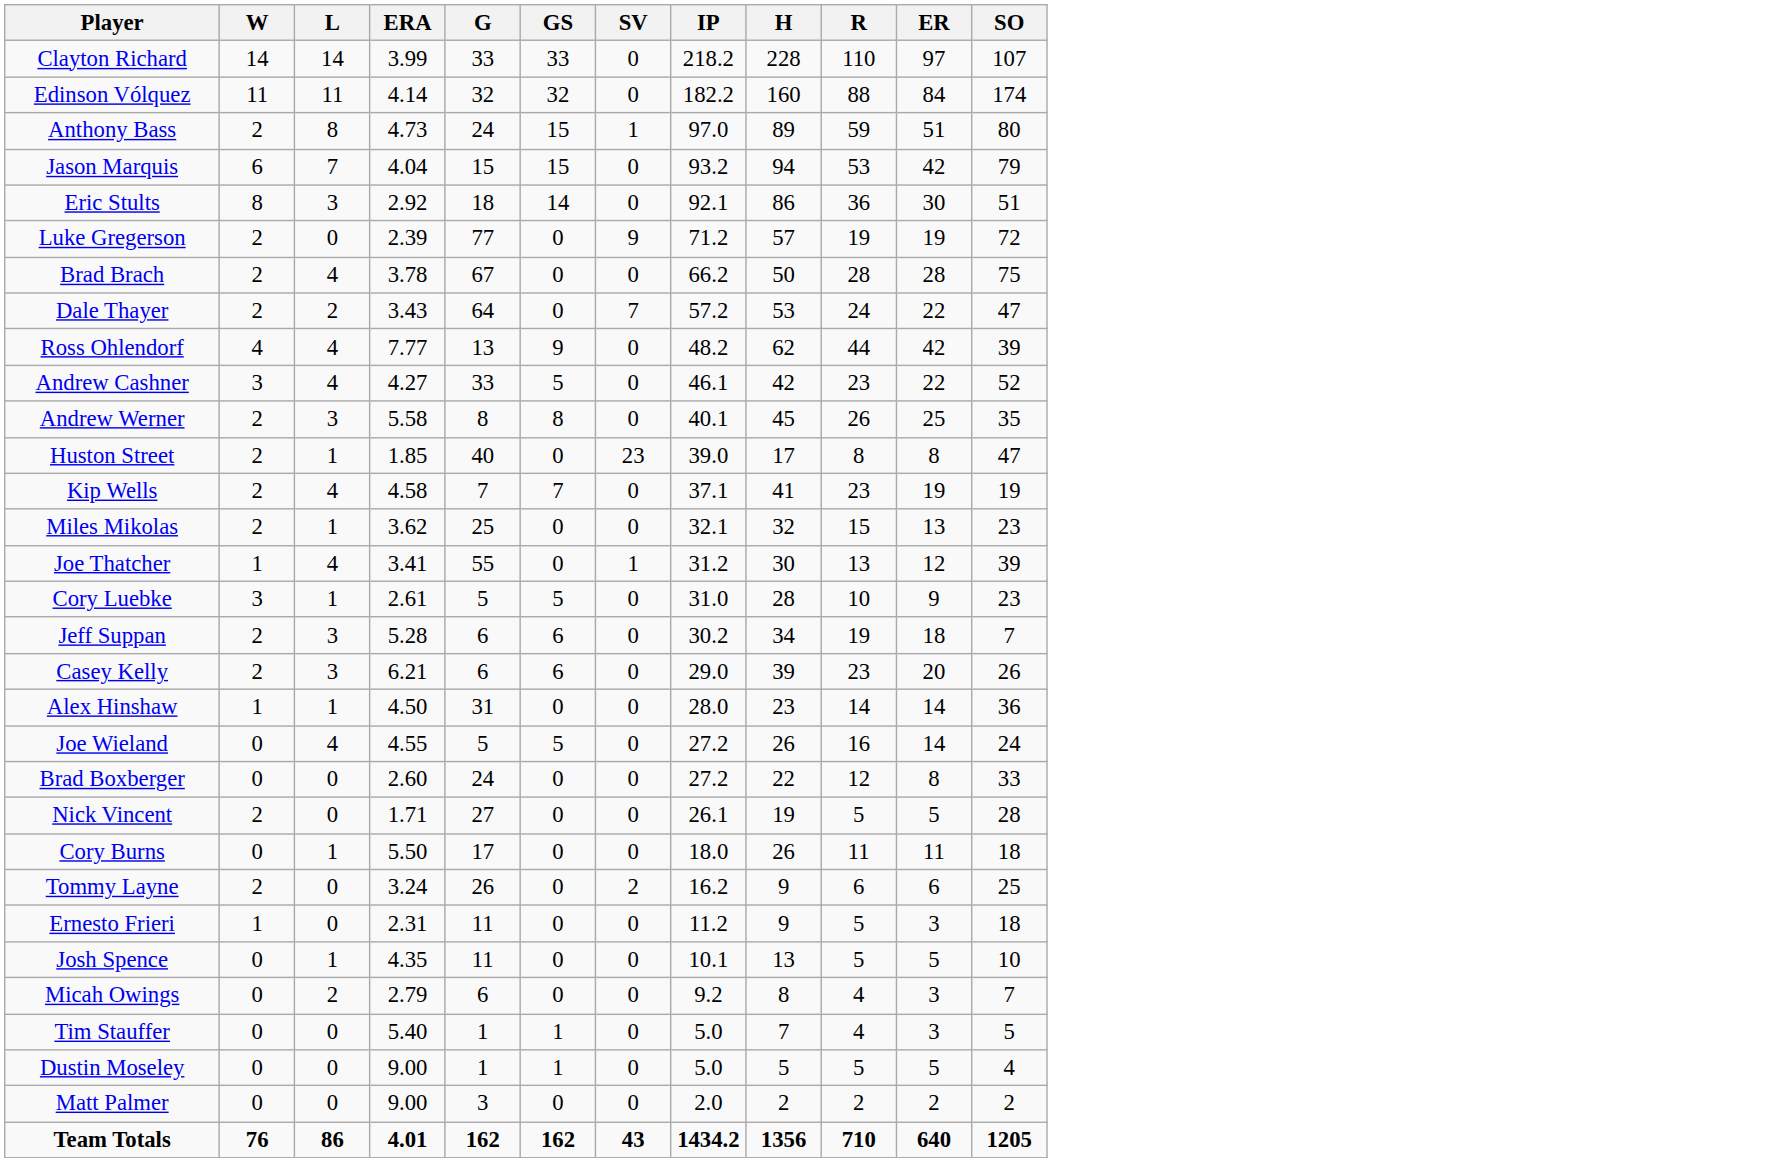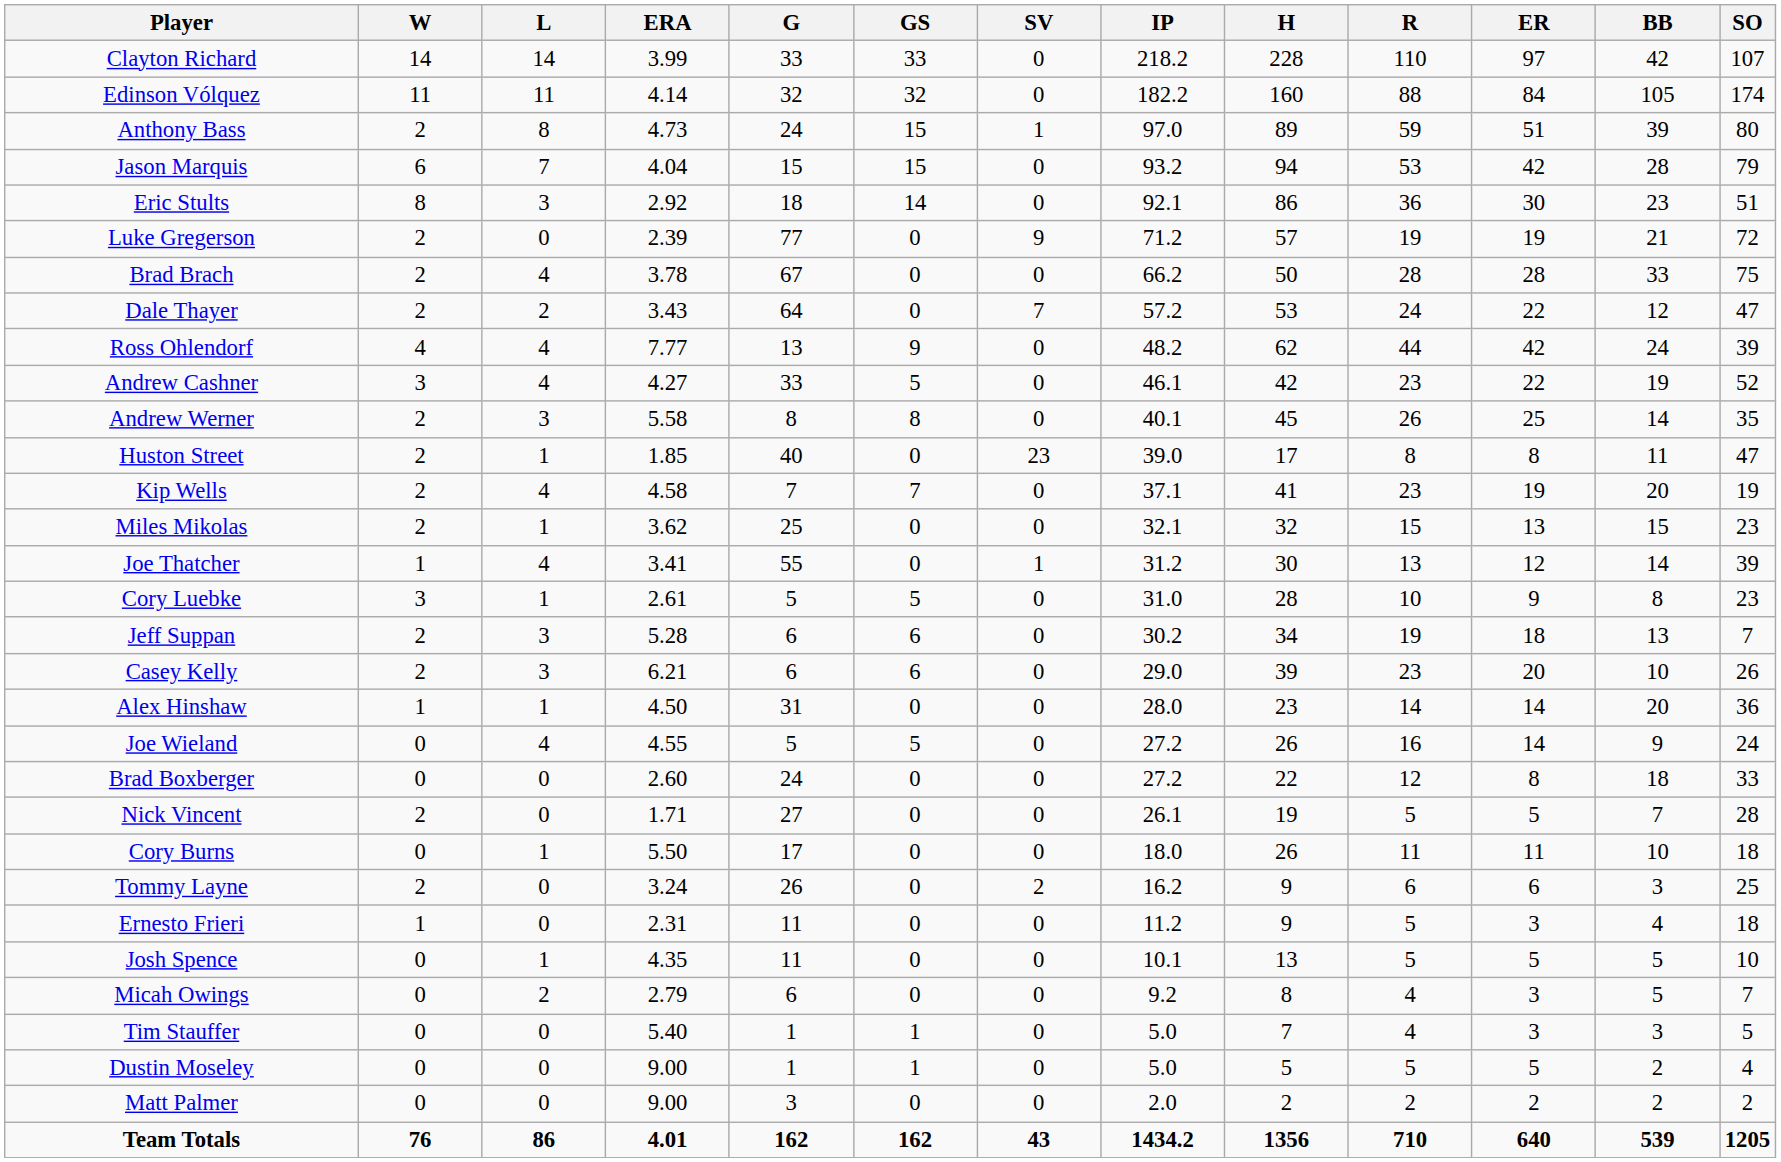+ column: (1658, 22)
